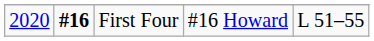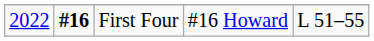(29, 20) 2020 -> (29, 20) 2022
